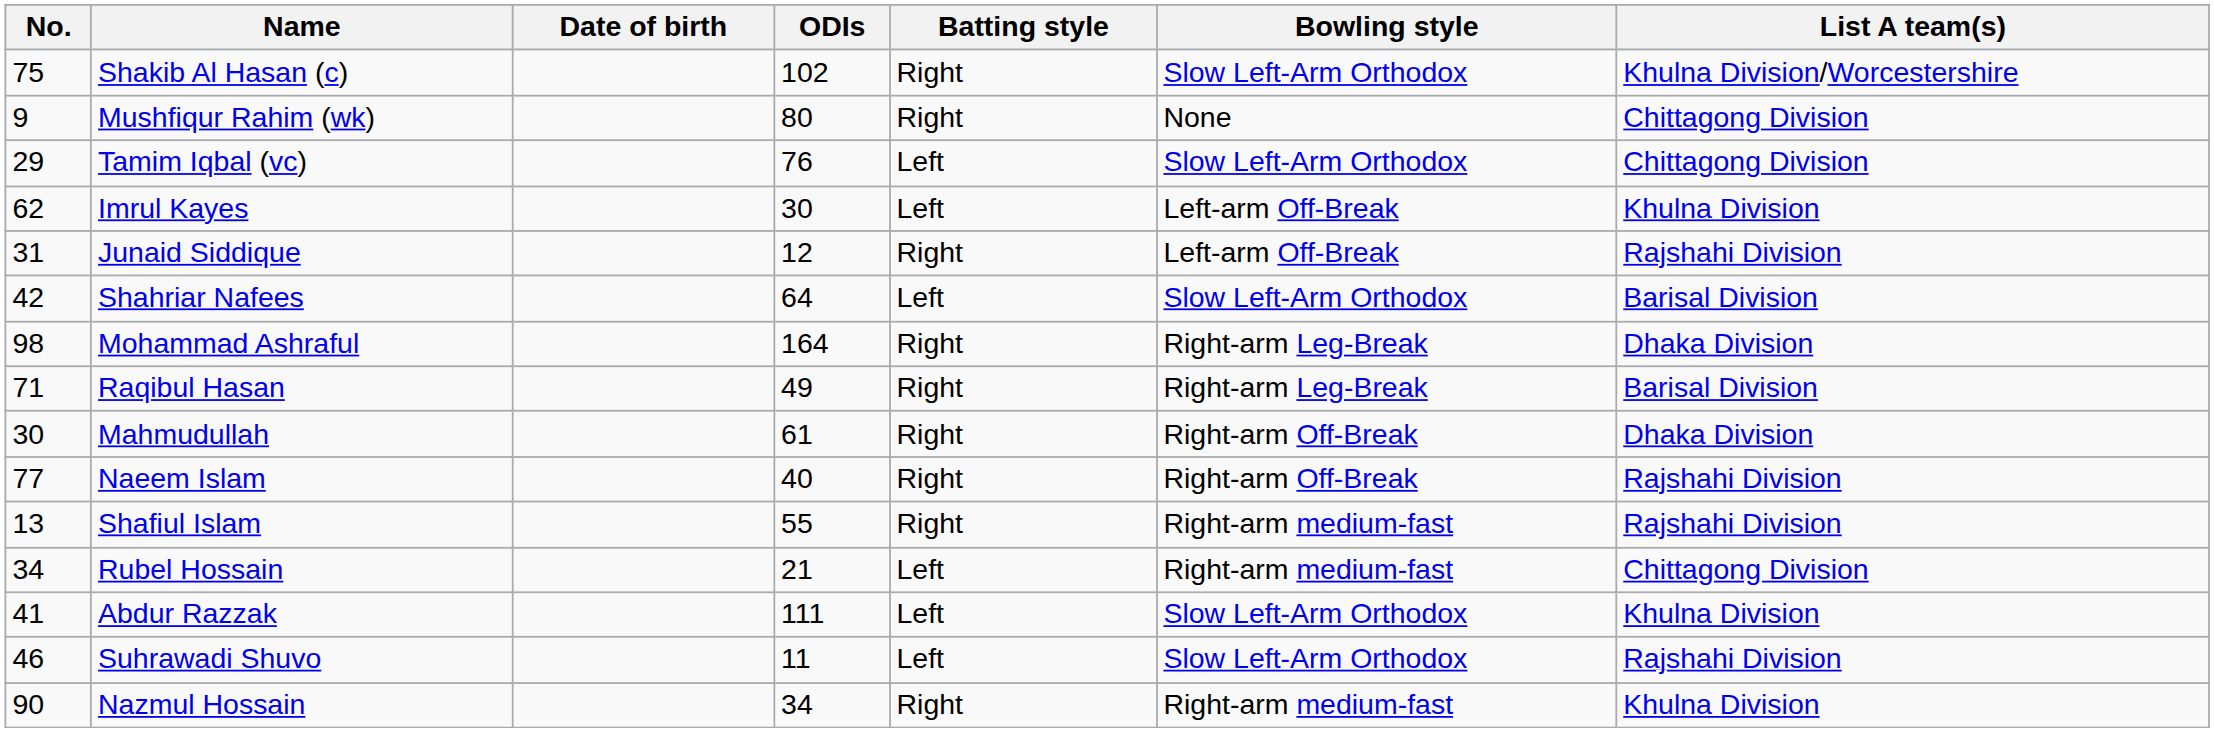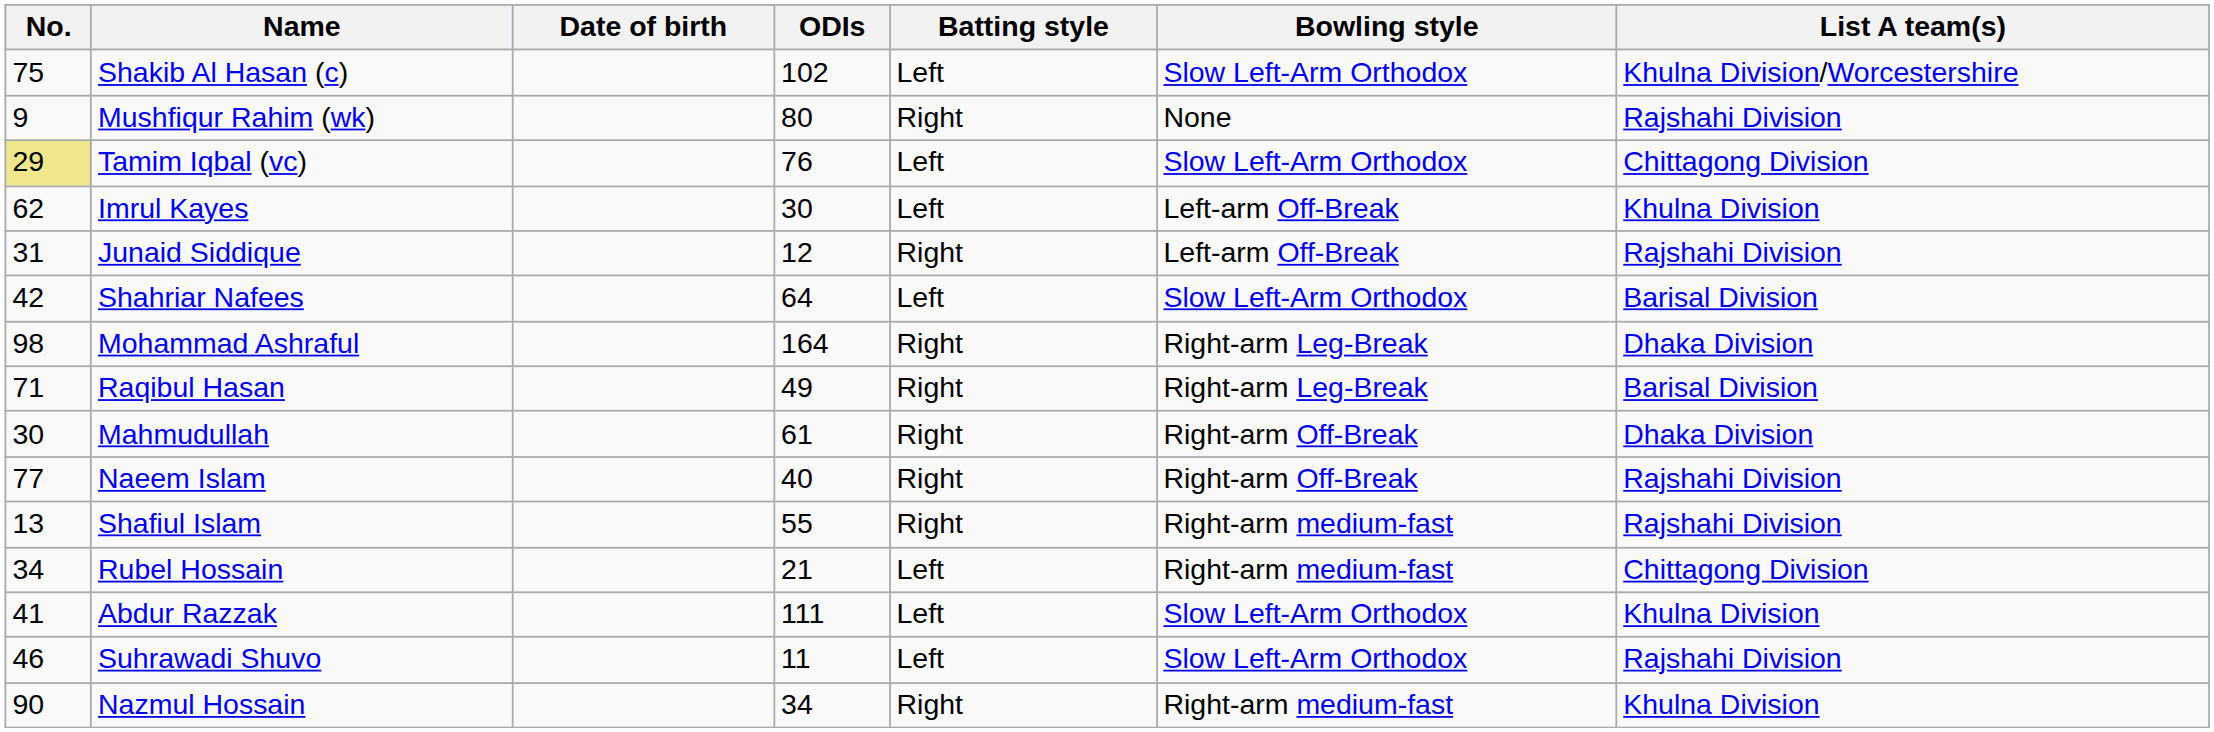(930, 72) Right -> (920, 72) Left
(1746, 117) Chittagong Division -> (1732, 117) Rajshahi Division
(28, 162) no background -> (28, 162) khaki background
